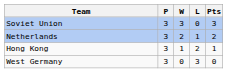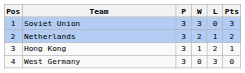+ column: (13, 11)
